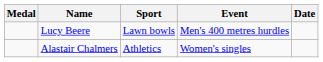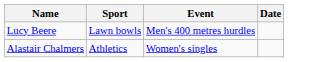- column: (21, 13)
